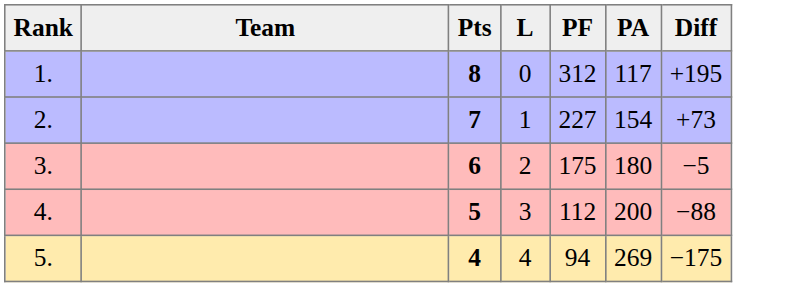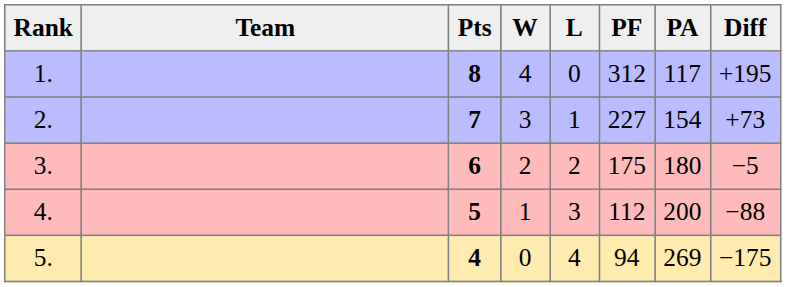+ column: (525, 27)
